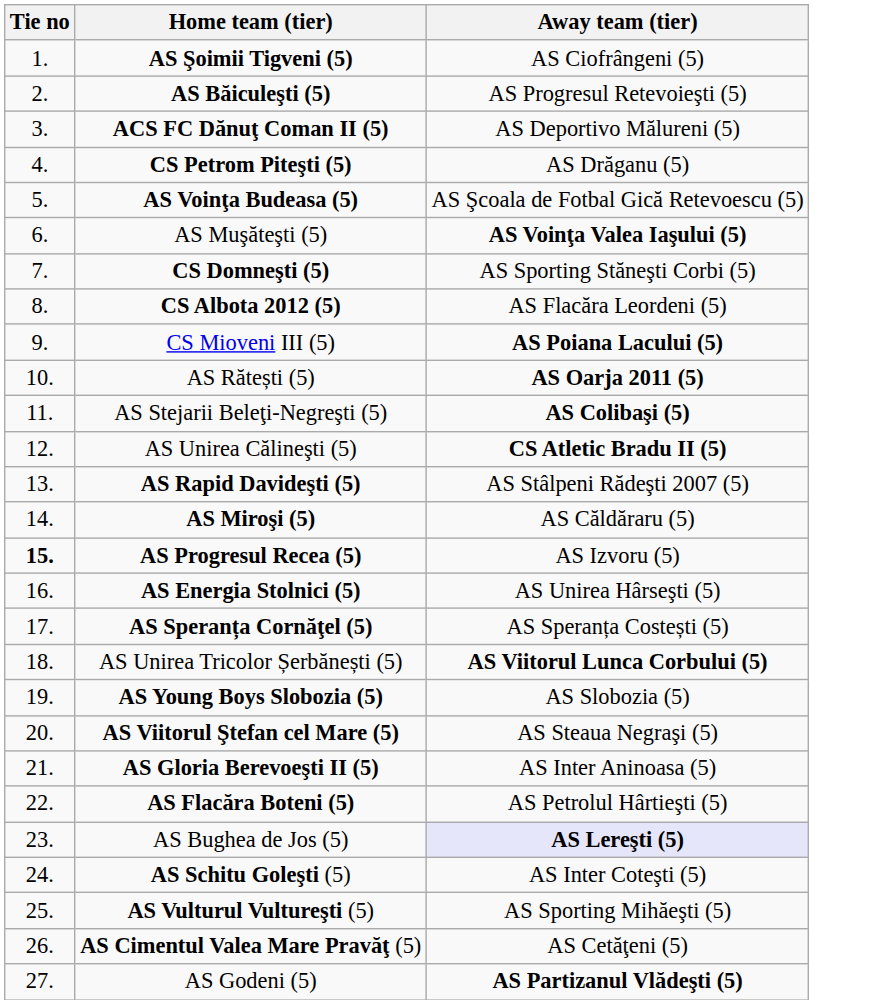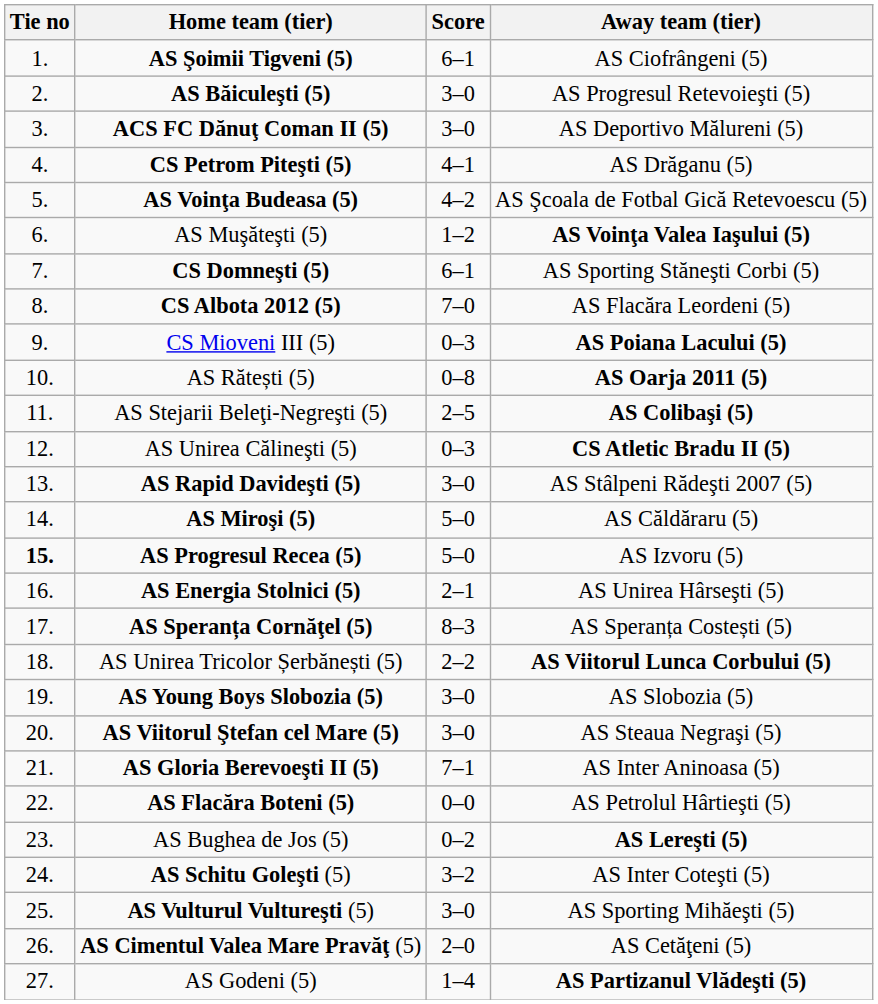+ column: (458, 22)
(618, 839) lavender background -> (681, 839) no background
